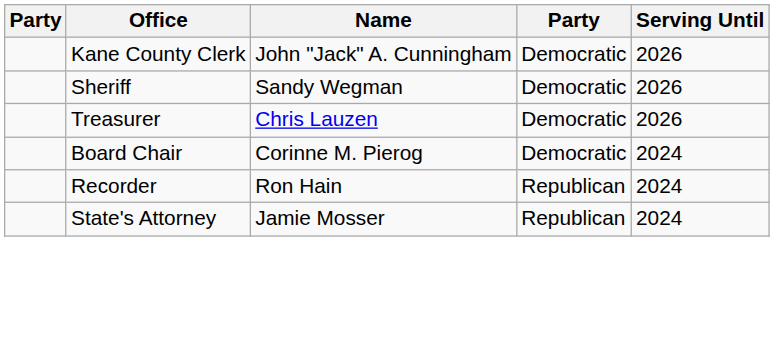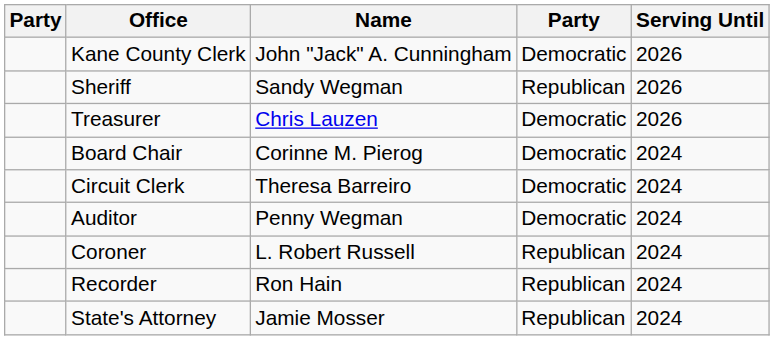(574, 86) Democratic -> (573, 86) Republican
+ row: (128, 185)
+ row: (104, 218)
+ row: (109, 251)
